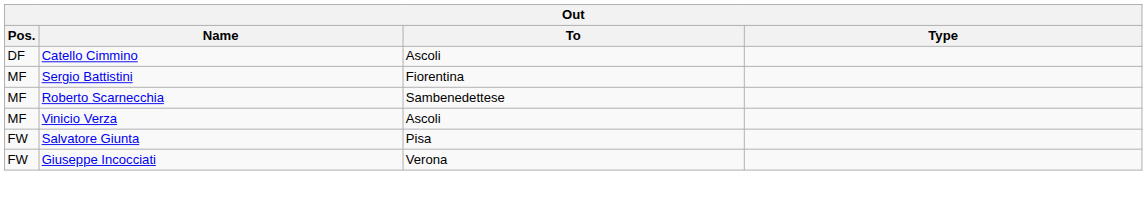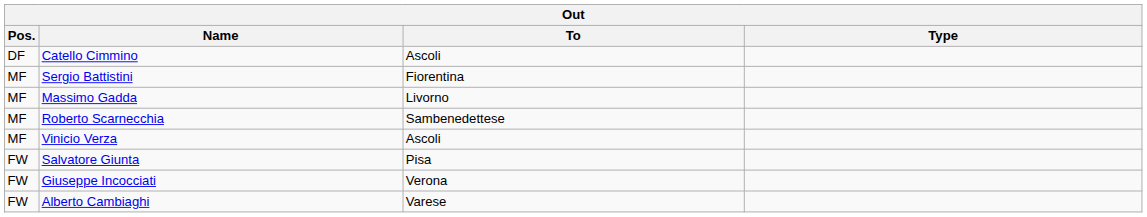+ row: (89, 98)
+ row: (96, 202)
